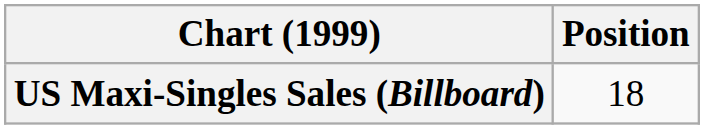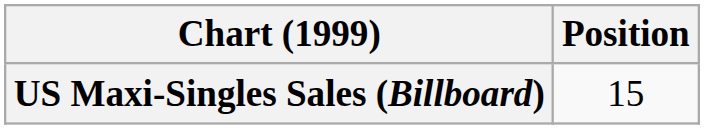(626, 92) 18 -> (626, 92) 15
